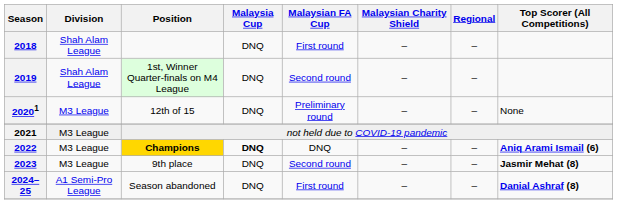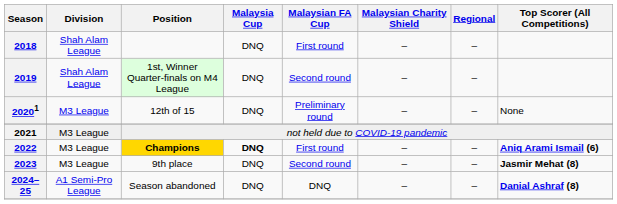(320, 148) DNQ -> (320, 148) First round
(320, 185) First round -> (320, 185) DNQ
